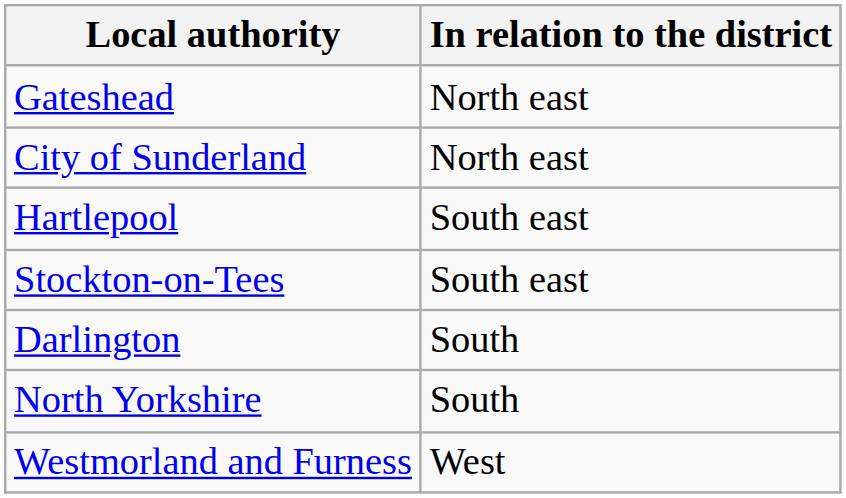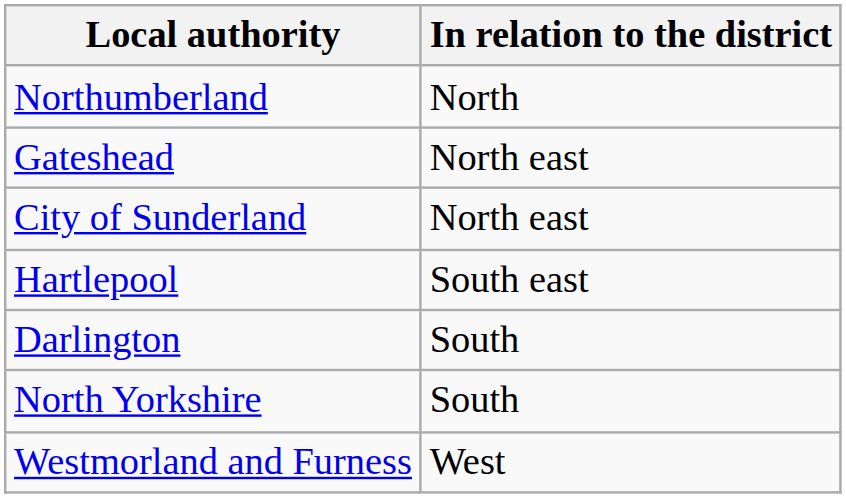+ row: (141, 95)
- row: (149, 278)
